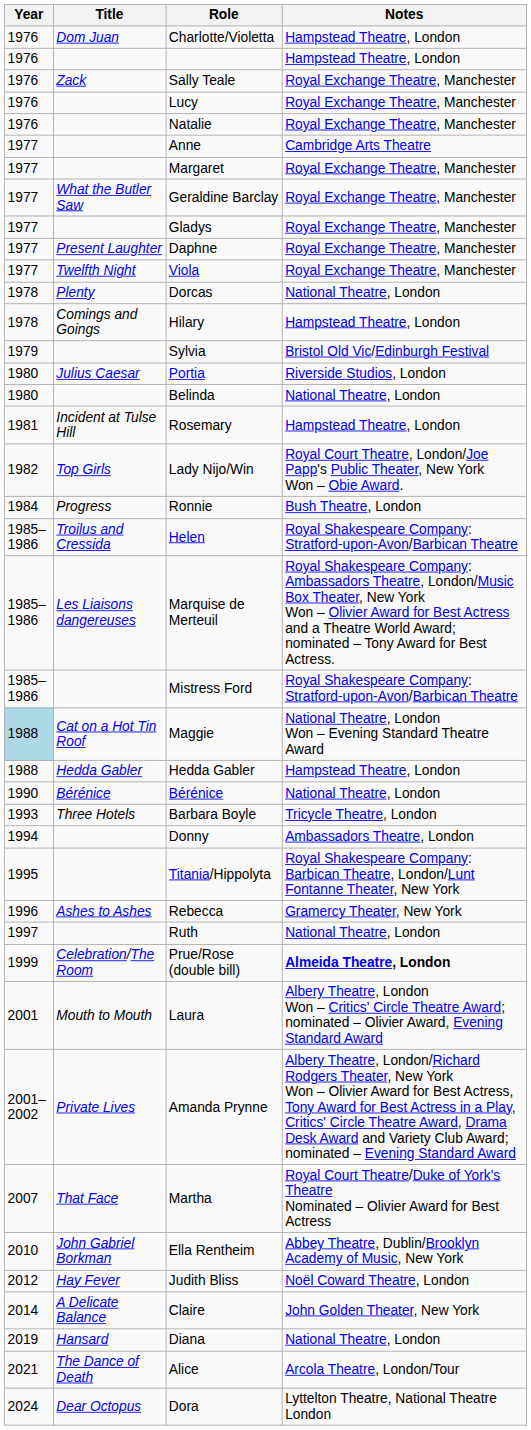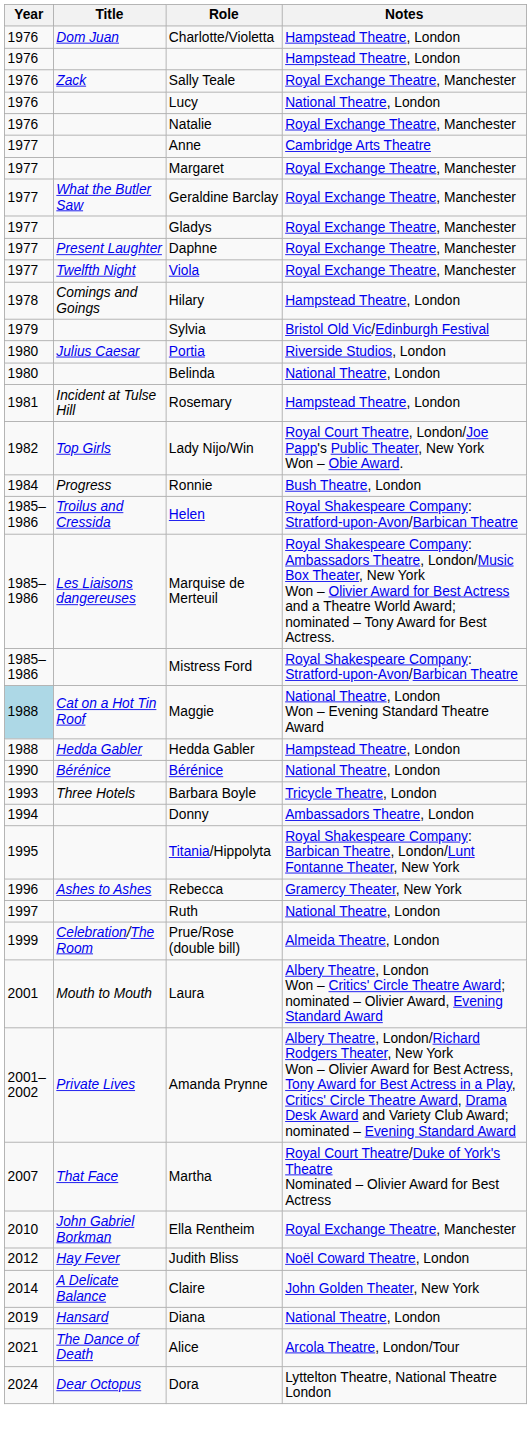(401, 102) Royal Exchange Theatre, Manchester -> (363, 102) National Theatre, London
- row: (191, 292)
(368, 962) bold -> (362, 940) normal
(382, 1251) Abbey Theatre, Dublin/Brooklyn Academy of Music, New York -> (401, 1229) Royal Exchange Theatre, Manchester
